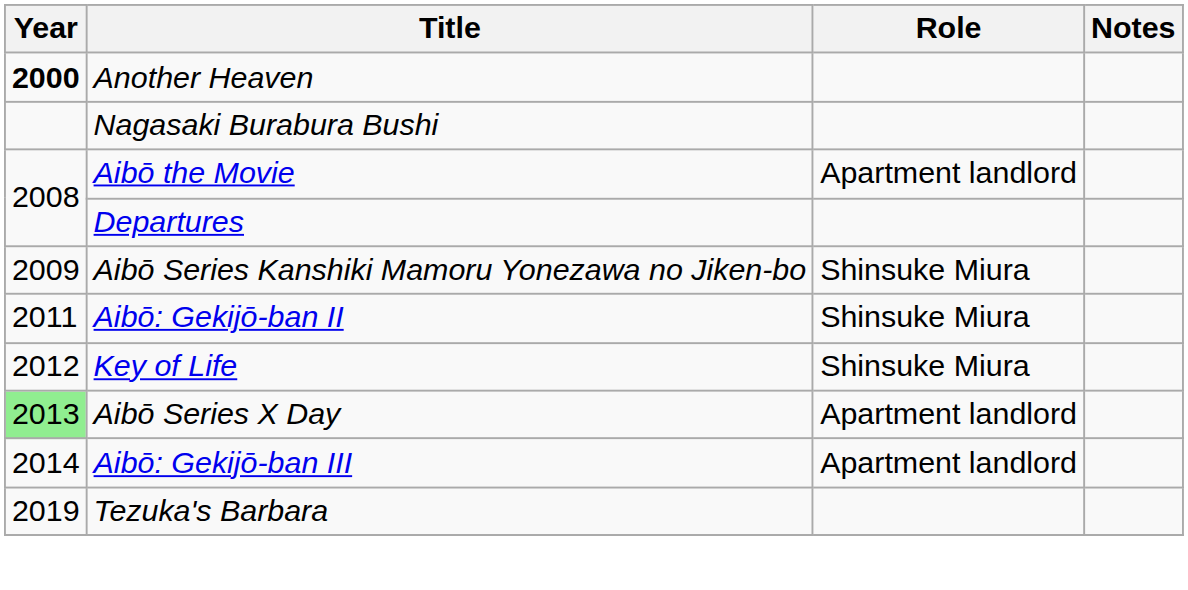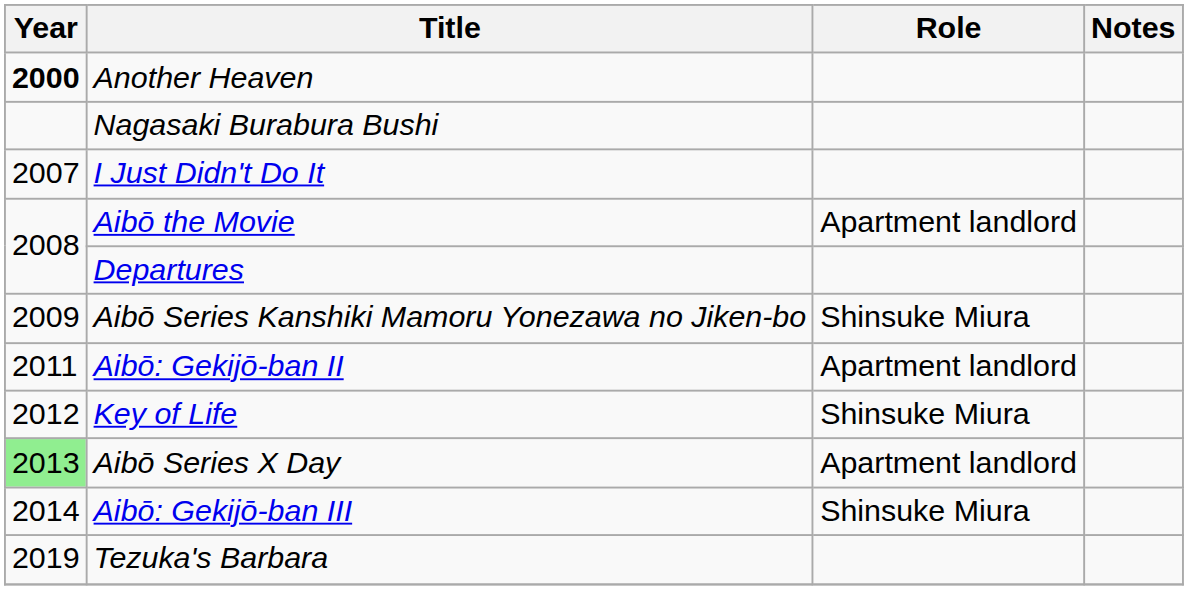+ row: (209, 173)
(925, 317) Shinsuke Miura -> (949, 366) Apartment landlord
(949, 462) Apartment landlord -> (925, 510) Shinsuke Miura
